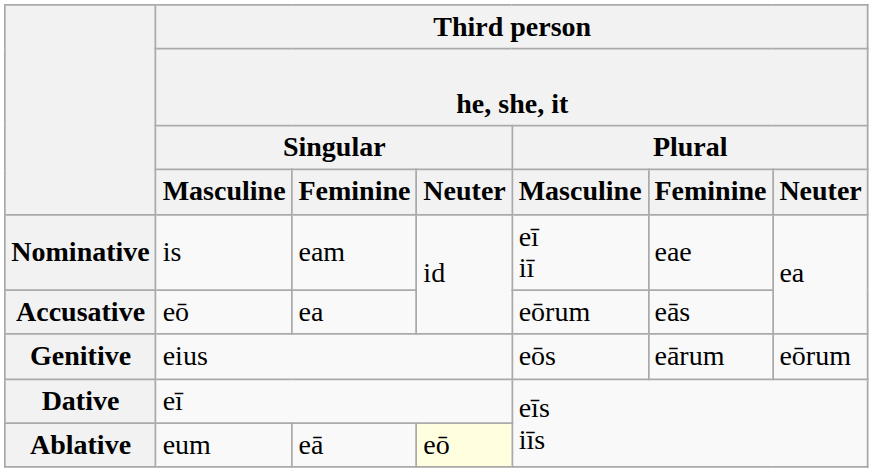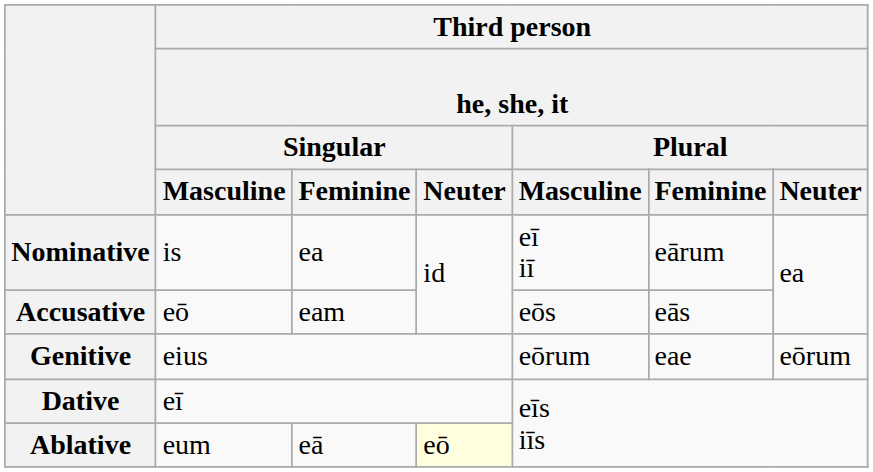(322, 251) eam -> (311, 251) ea
(673, 251) eae -> (689, 251) eārum
(311, 311) ea -> (322, 311) eam
(554, 311) eōrum -> (537, 311) eōs
(537, 356) eōs -> (554, 356) eōrum
(689, 356) eārum -> (673, 356) eae
